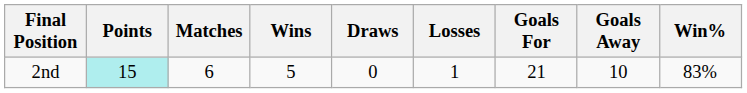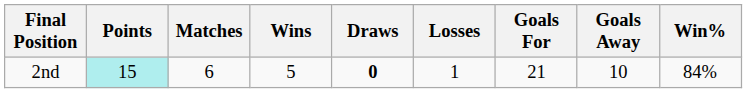(373, 72) normal -> (373, 72) bold
(700, 72) 83% -> (700, 72) 84%
